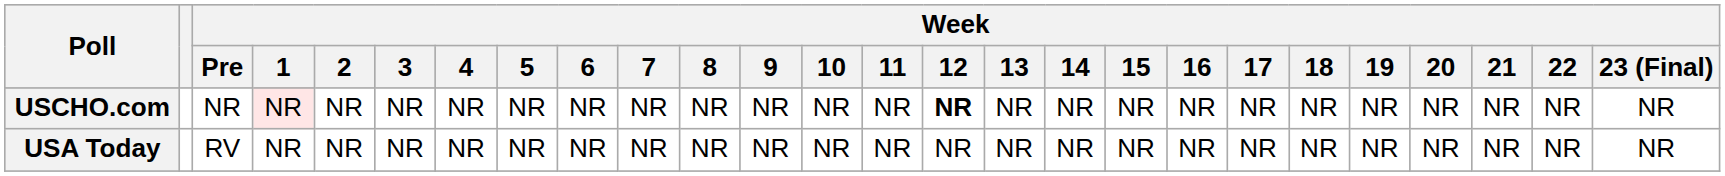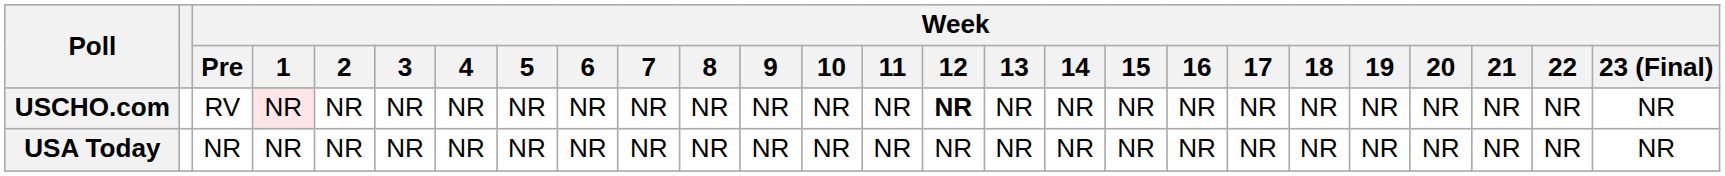(222, 107) NR -> (222, 107) RV
(222, 149) RV -> (222, 149) NR
